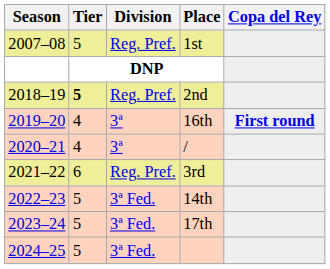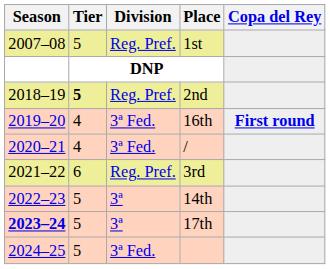(116, 120) 3ª -> (133, 120) 3ª Fed.
(116, 146) 3ª -> (133, 146) 3ª Fed.
(133, 198) 3ª Fed. -> (116, 198) 3ª
(37, 224) normal -> (37, 224) bold
(133, 224) 3ª Fed. -> (116, 224) 3ª
